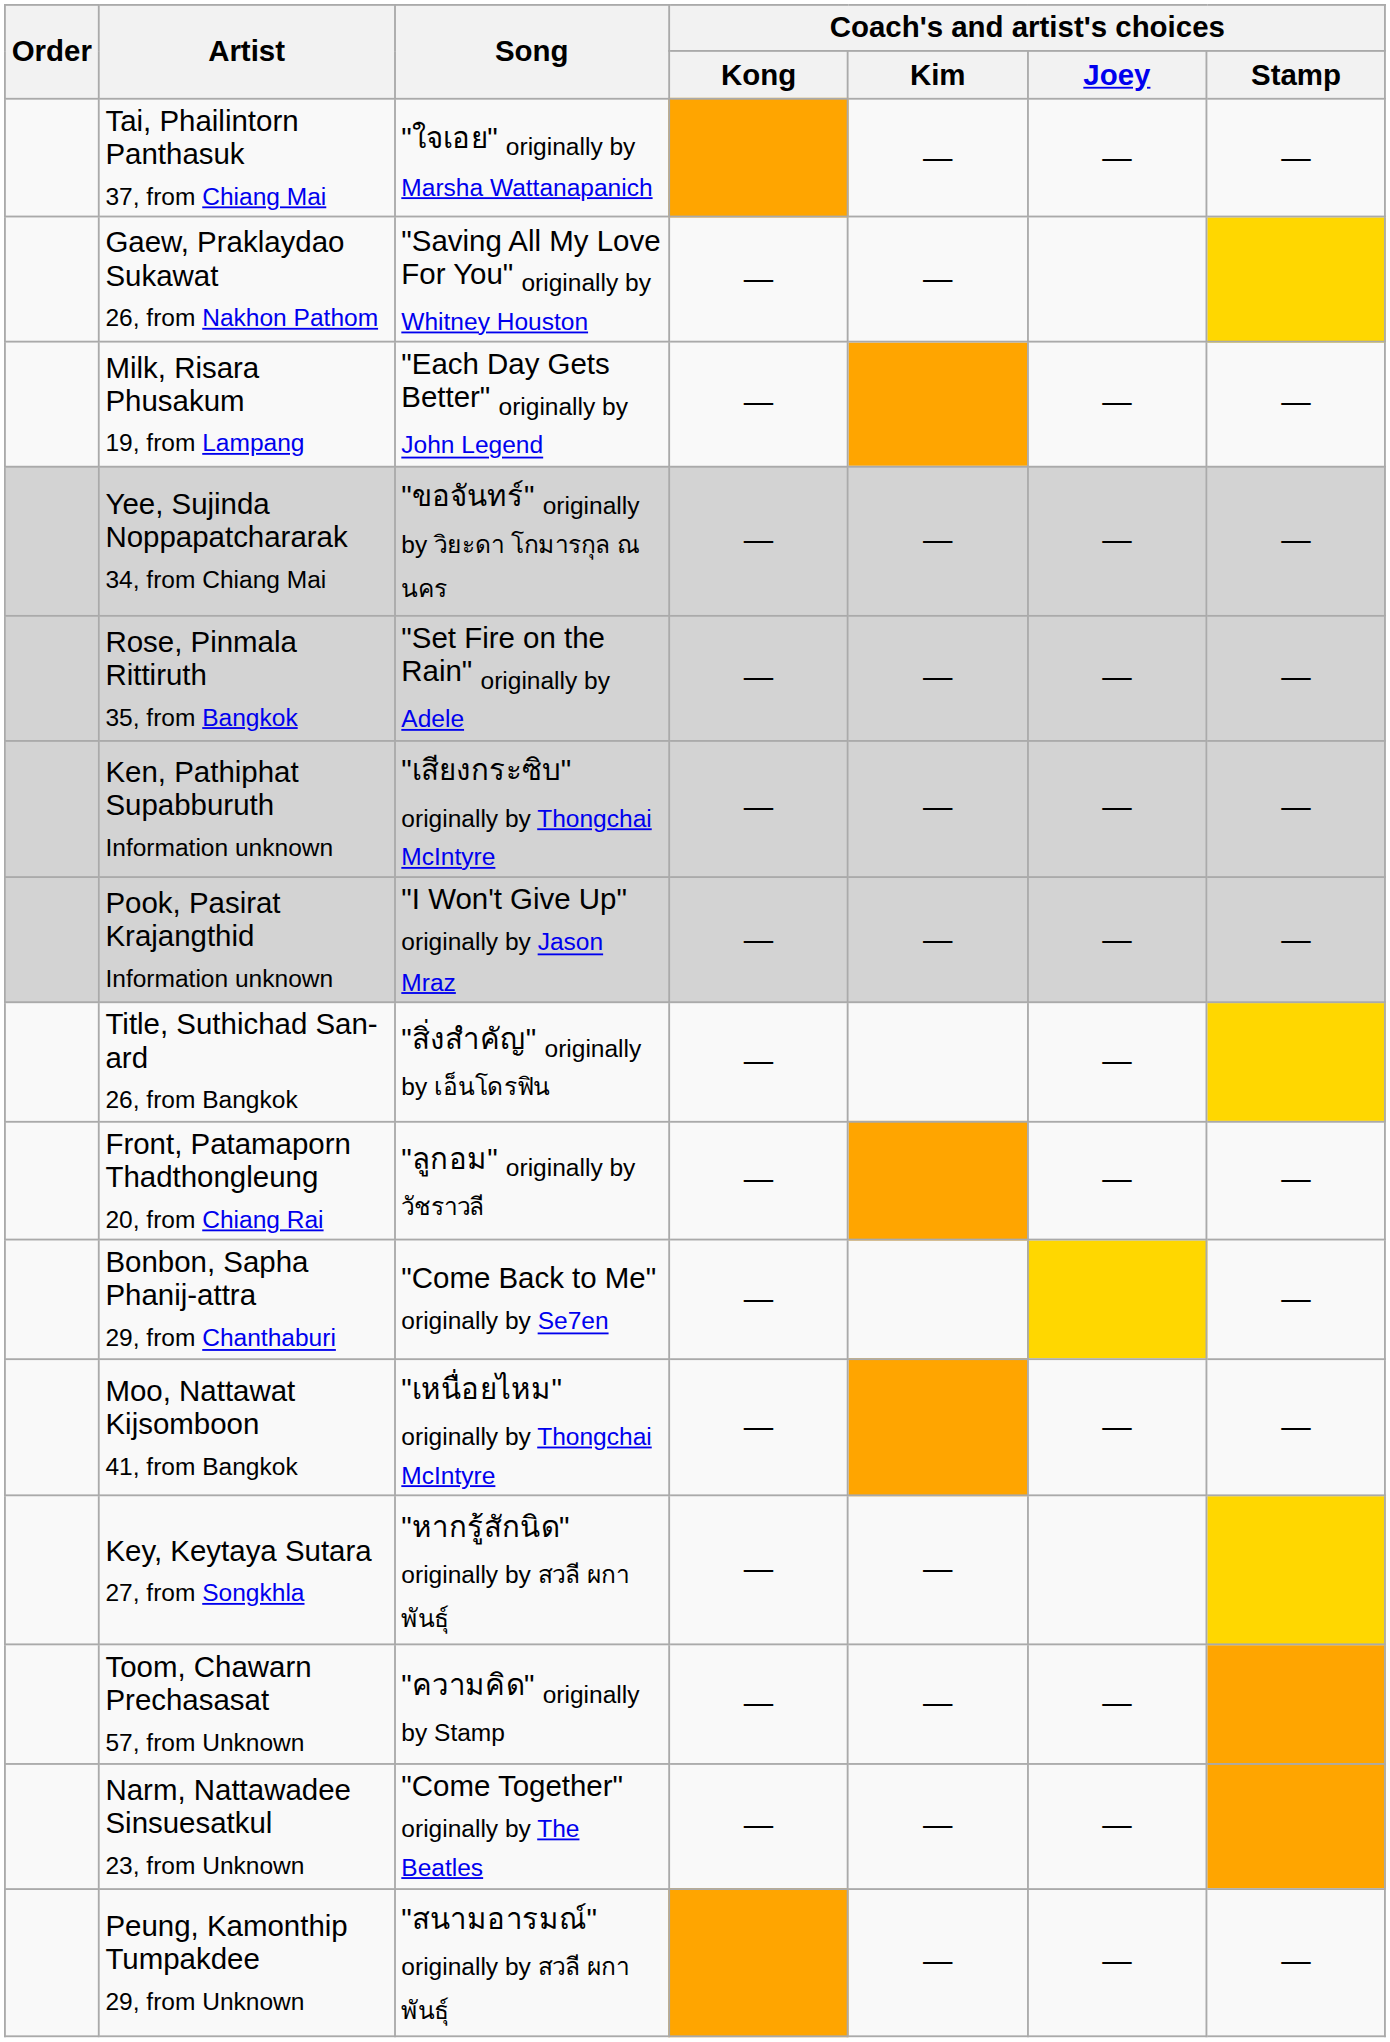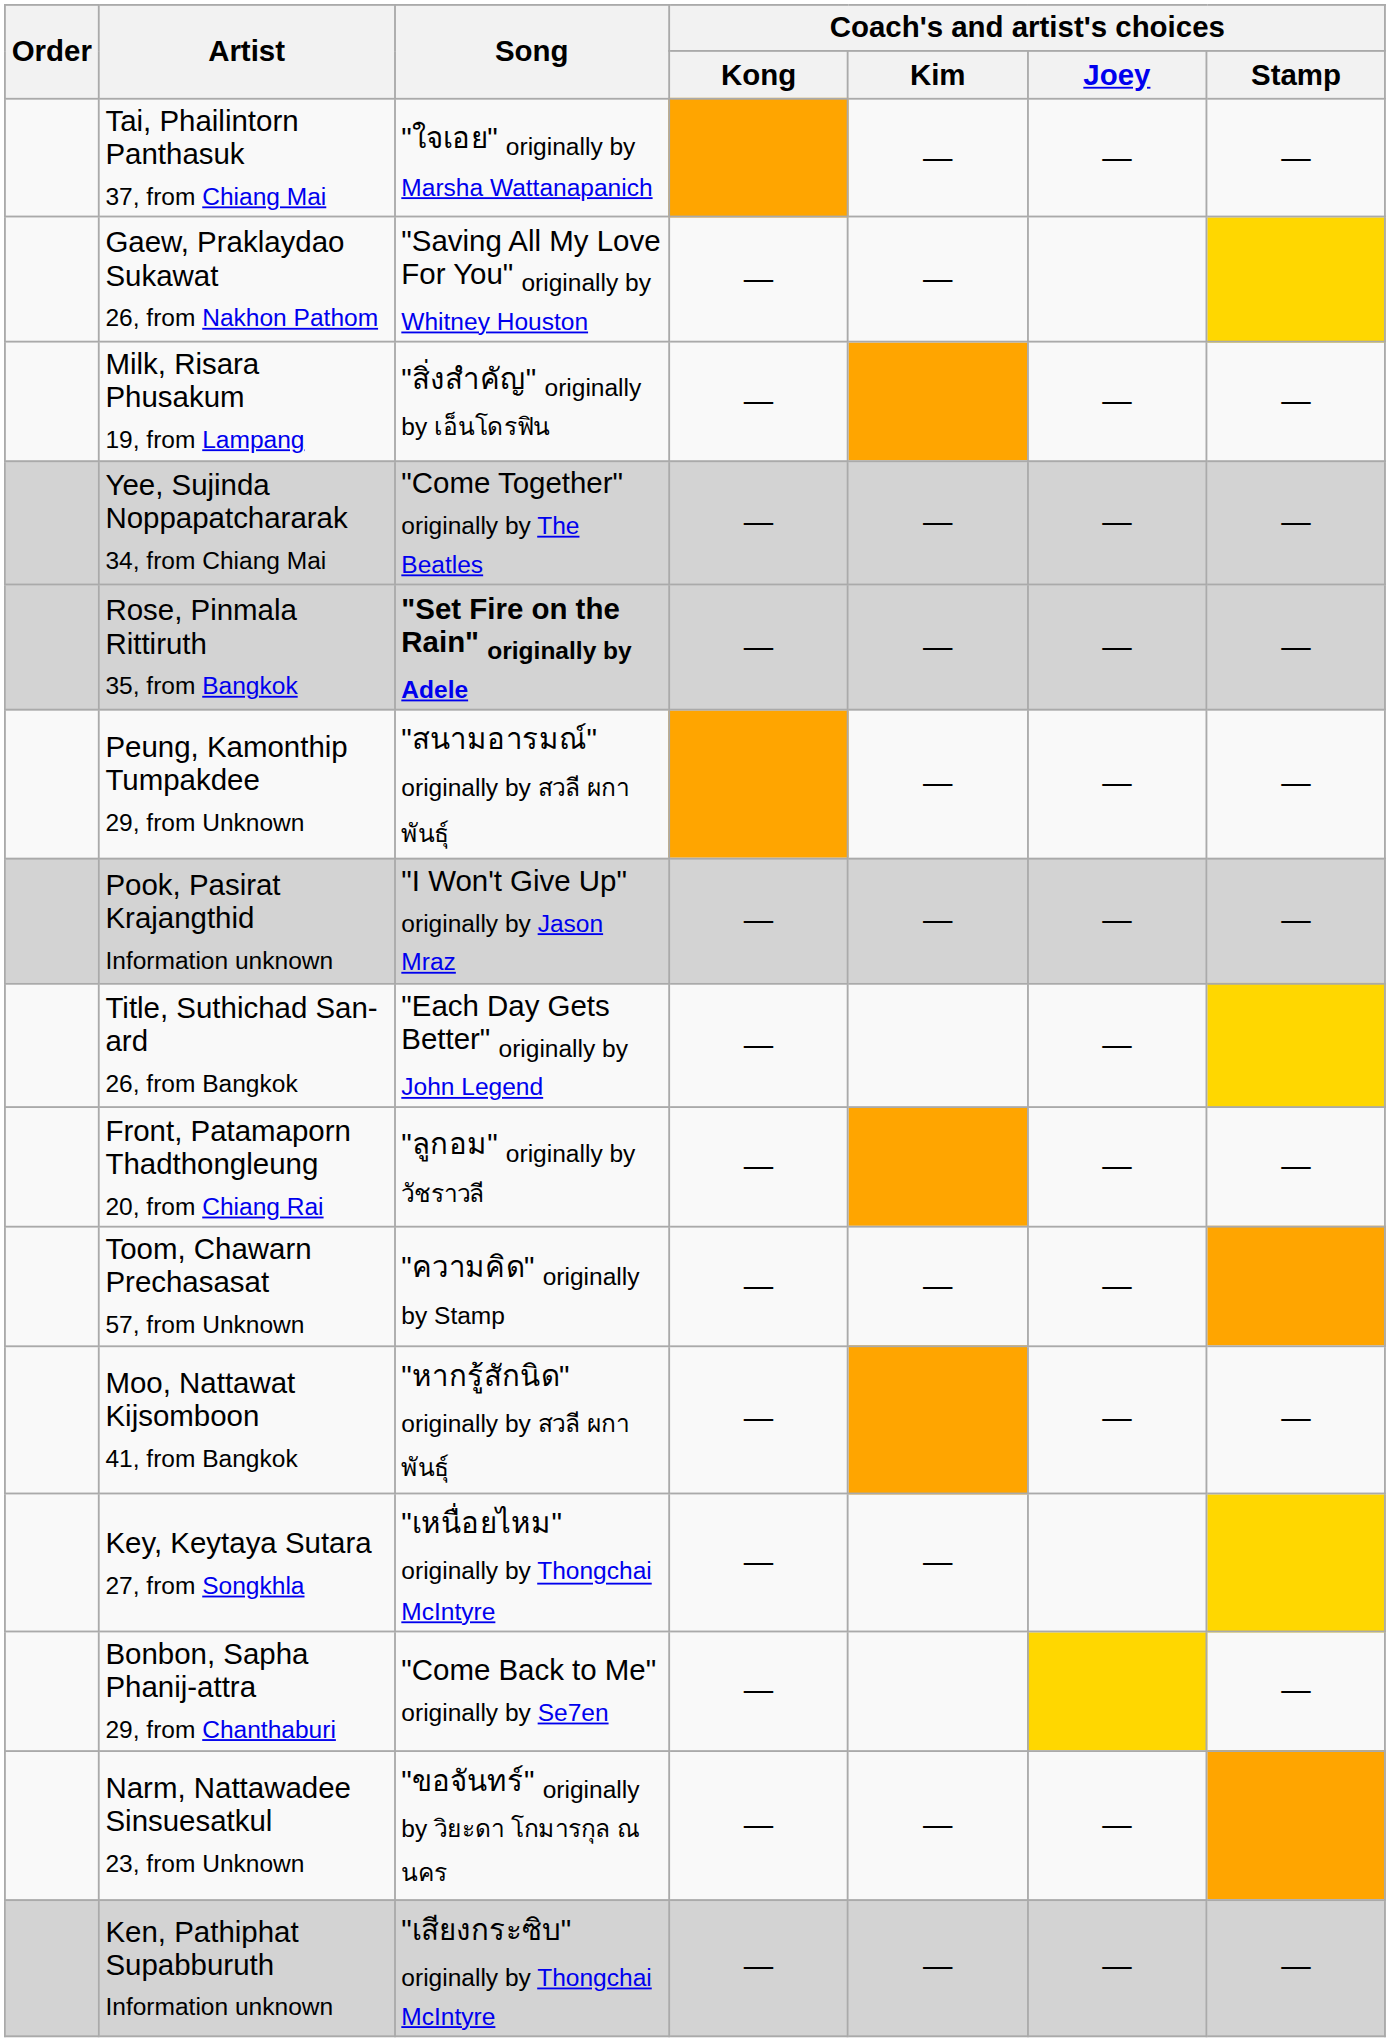(515, 404) "Each Day Gets Better" originally by John Legend -> (521, 402) "สิ่งสำคัญ" originally by เอ็นโดรฟิน
(520, 542) "ขอจันทร์" originally by วิยะดา โกมารกุล ณ นคร -> (512, 523) "Come Together" originally by The Beatles
(506, 678) normal -> (517, 648) bold
rows swapped: (219, 809) <-> (227, 1962)
(521, 1063) "สิ่งสำคัญ" originally by เอ็นโดรฟิน -> (515, 1045) "Each Day Gets Better" originally by John Legend
rows swapped: (221, 1299) <-> (209, 1704)
(527, 1431) "เหนื่อยไหม" originally by Thongchai McIntyre -> (515, 1421) "หากรู้สักนิด" originally by สวลี ผกาพันธุ์
(515, 1571) "หากรู้สักนิด" originally by สวลี ผกาพันธุ์ -> (527, 1566) "เหนื่อยไหม" originally by Thongchai McIntyre
(512, 1826) "Come Together" originally by The Beatles -> (520, 1826) "ขอจันทร์" originally by วิยะดา โกมารกุล ณ นคร
